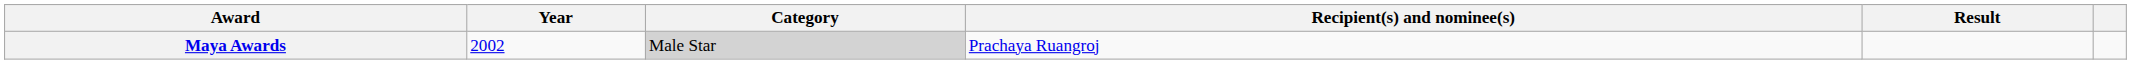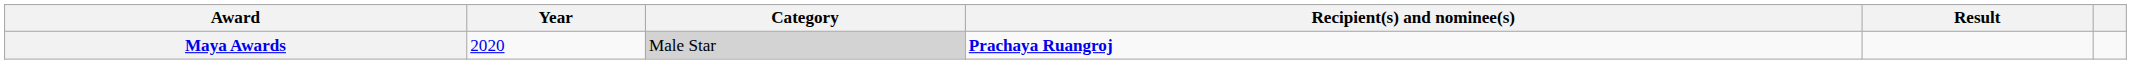(487, 45) 2002 -> (487, 45) 2020
(1034, 45) normal -> (1041, 45) bold
